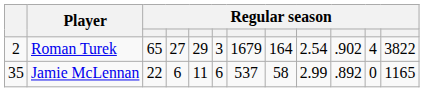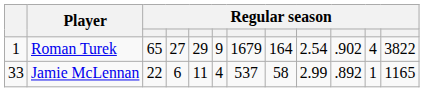(16, 49) 2 -> (16, 49) 1
(219, 49) 3 -> (219, 49) 9
(16, 73) 35 -> (16, 73) 33
(219, 73) 6 -> (219, 73) 4
(373, 73) 0 -> (373, 73) 1
